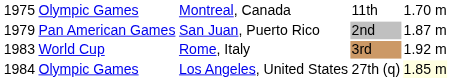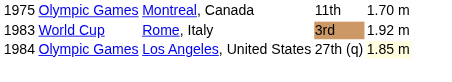- row: (249, 30)
